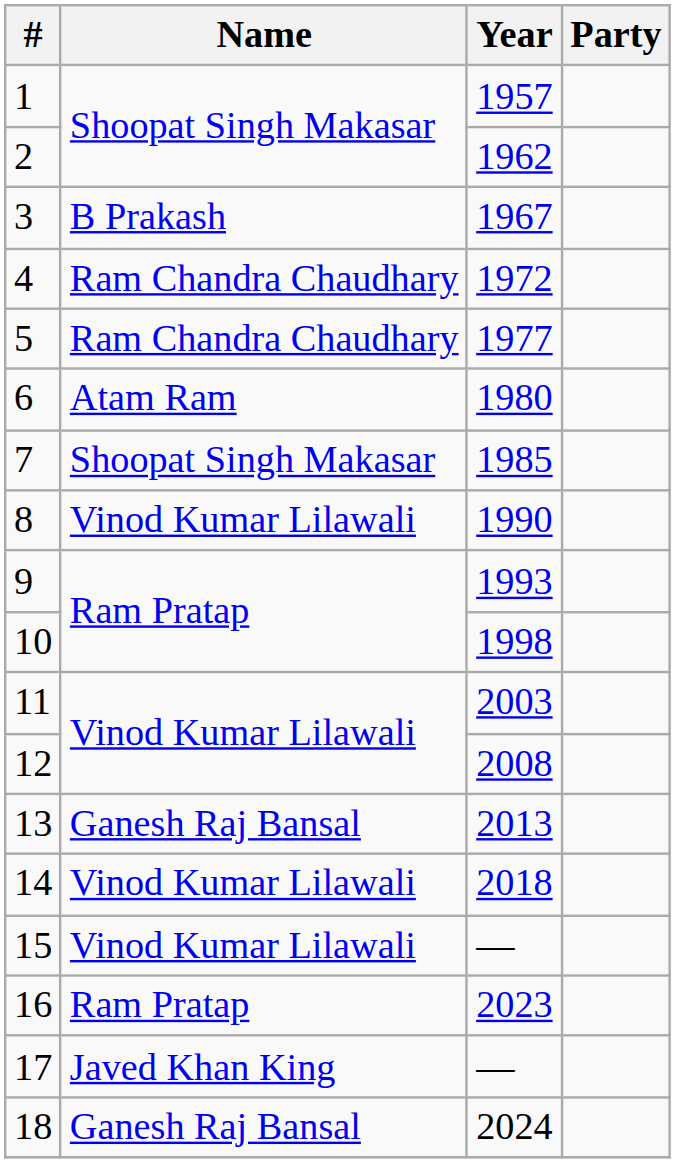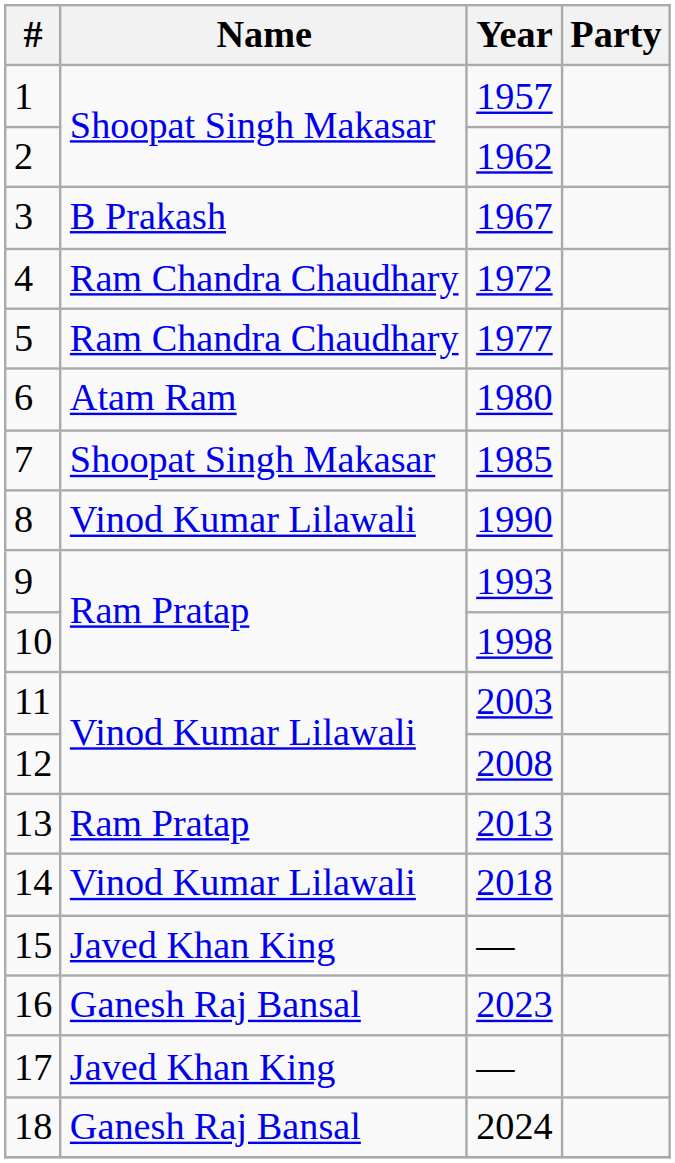(215, 823) Ganesh Raj Bansal -> (160, 823) Ram Pratap
(243, 944) Vinod Kumar Lilawali -> (203, 944) Javed Khan King
(160, 1005) Ram Pratap -> (215, 1005) Ganesh Raj Bansal
